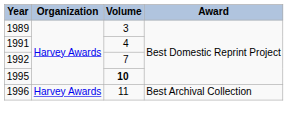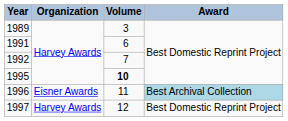(126, 44) 4 -> (126, 44) 6
(68, 92) Harvey Awards -> (66, 92) Eisner Awards
(199, 92) no background -> (199, 92) lightblue background
+ row: (18, 108)
